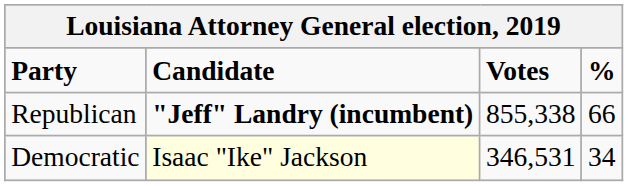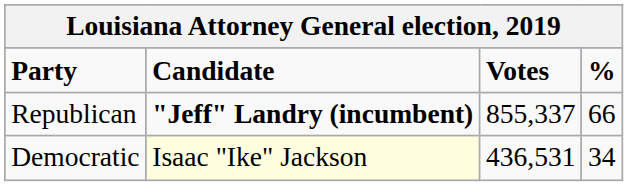(531, 113) 855,338 -> (531, 113) 855,337
(531, 157) 346,531 -> (531, 157) 436,531
